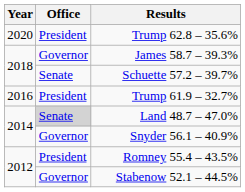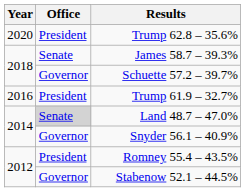(63, 55) Governor -> (56, 55) Senate
(56, 75) Senate -> (63, 75) Governor
